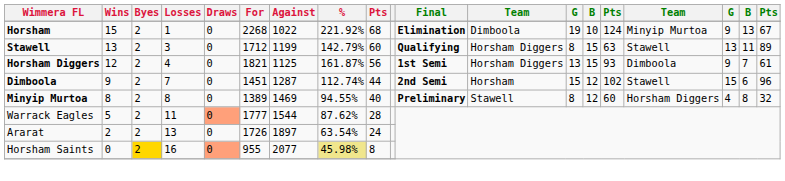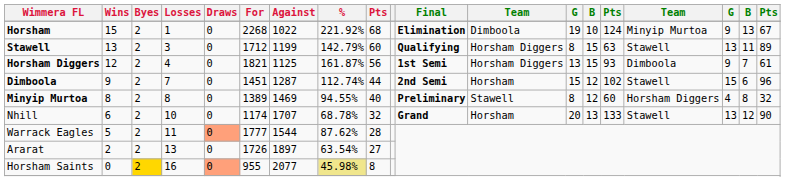+ row: (22, 116)
(375, 133) 24 -> (375, 150) 27
